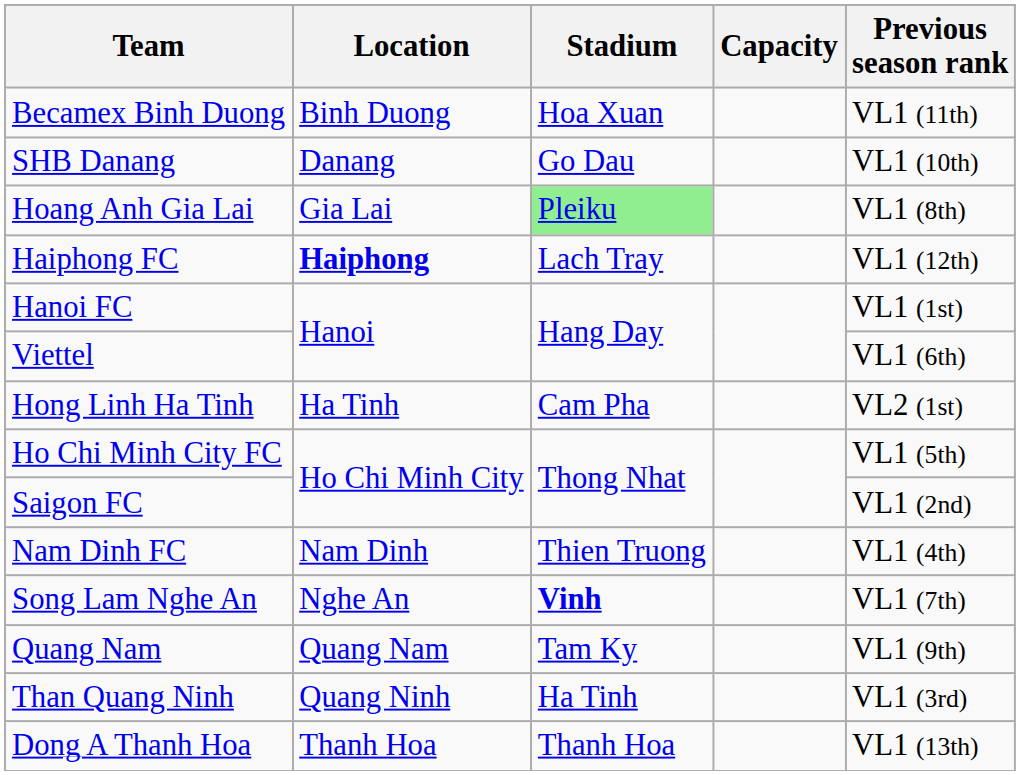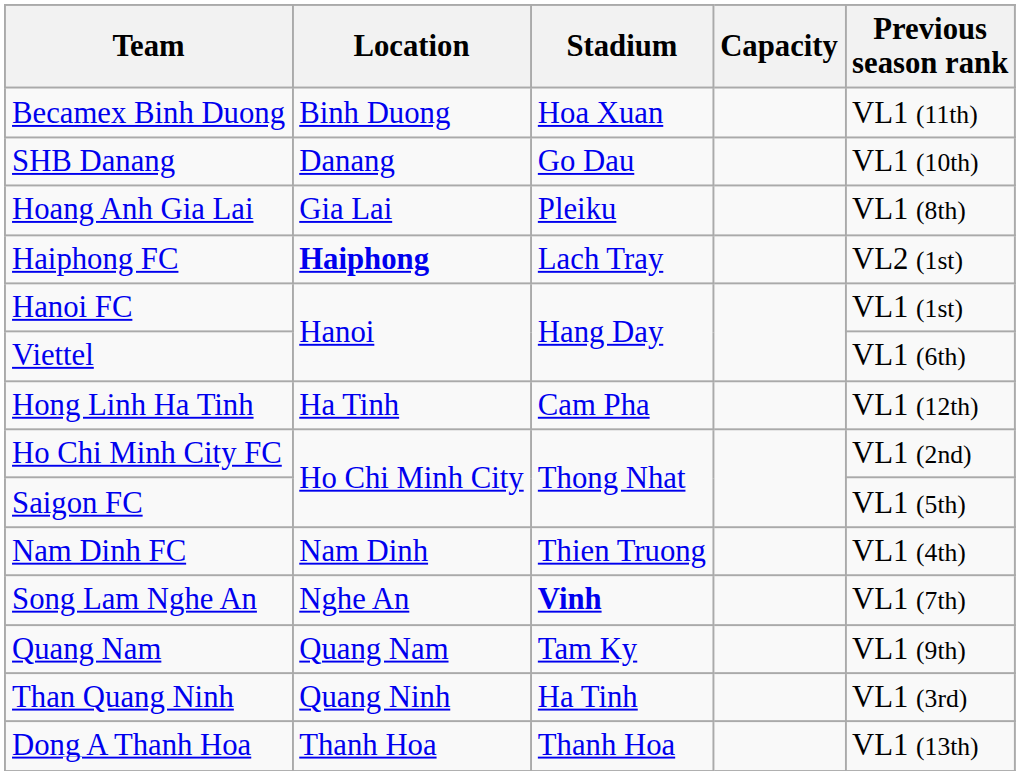(577, 209) lightgreen background -> (577, 209) no background
(915, 258) VL1 (12th) -> (908, 258) VL2 (1st)
(908, 404) VL2 (1st) -> (915, 404) VL1 (12th)
(909, 453) VL1 (5th) -> (912, 453) VL1 (2nd)
(912, 501) VL1 (2nd) -> (909, 501) VL1 (5th)
